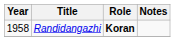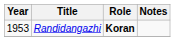(18, 28) 1958 -> (18, 28) 1953
